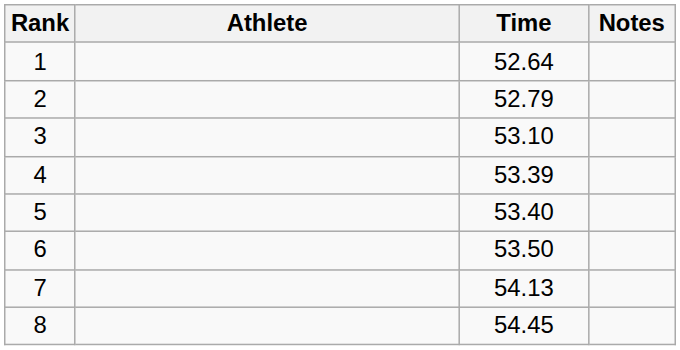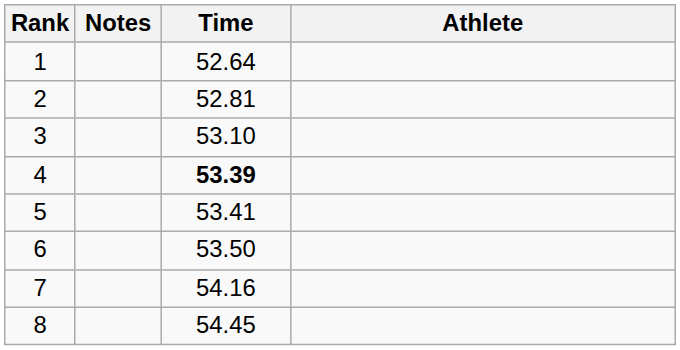columns swapped: (267, 23) <-> (632, 23)
(524, 99) 52.79 -> (226, 99) 52.81
(524, 174) normal -> (226, 174) bold
(524, 212) 53.40 -> (226, 212) 53.41
(524, 288) 54.13 -> (226, 288) 54.16
